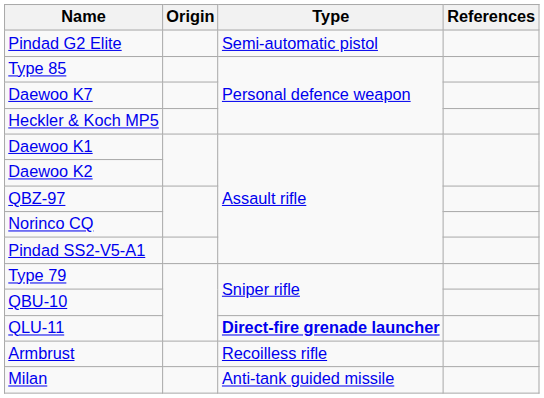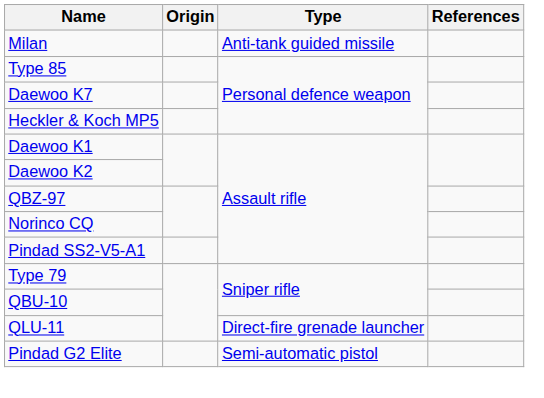rows swapped: (65, 43) <-> (28, 379)
(331, 328) bold -> (323, 328) normal
- row: (41, 353)
